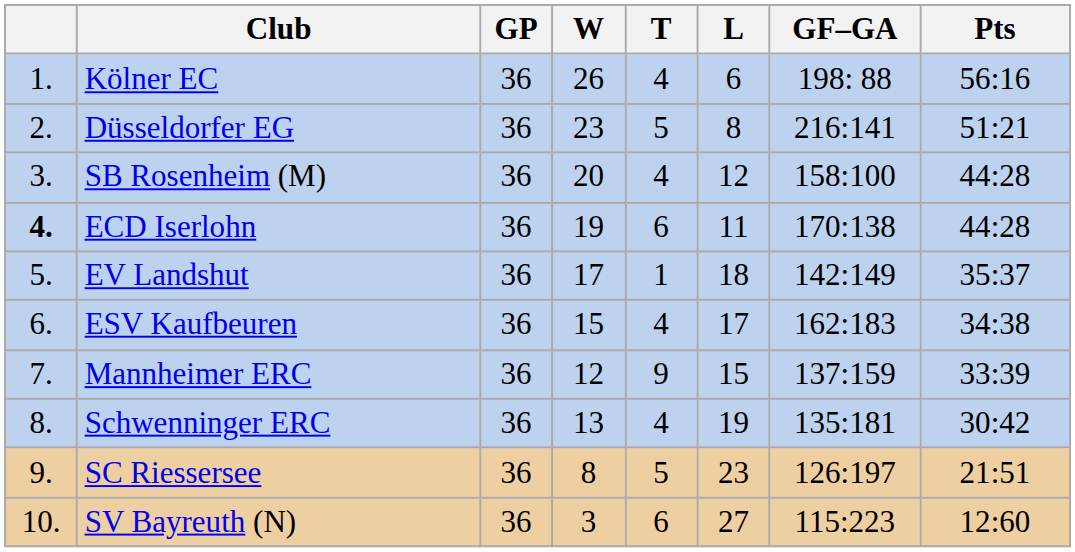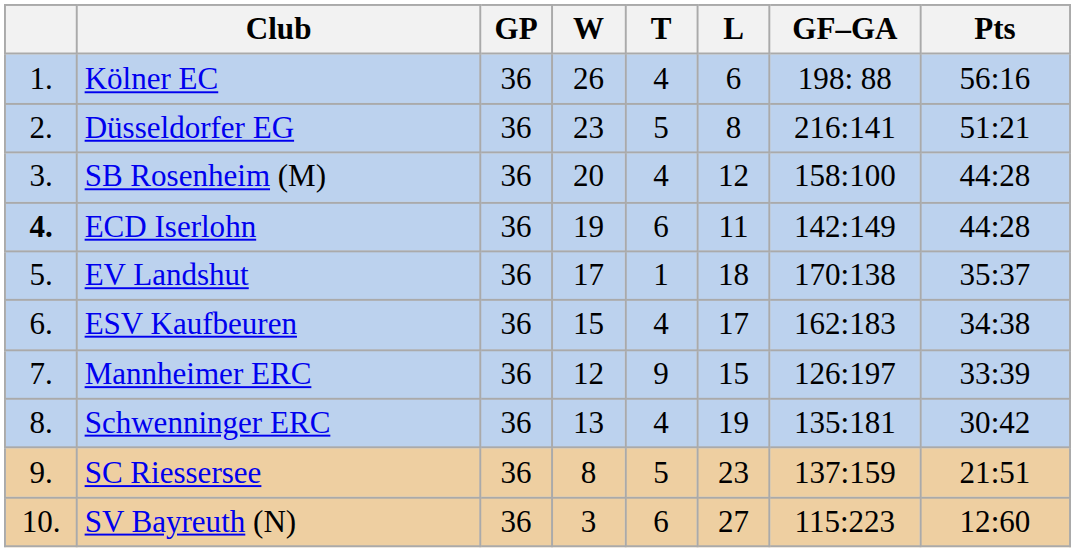(845, 226) 170:138 -> (845, 226) 142:149
(845, 275) 142:149 -> (845, 275) 170:138
(845, 373) 137:159 -> (845, 373) 126:197
(845, 472) 126:197 -> (845, 472) 137:159
